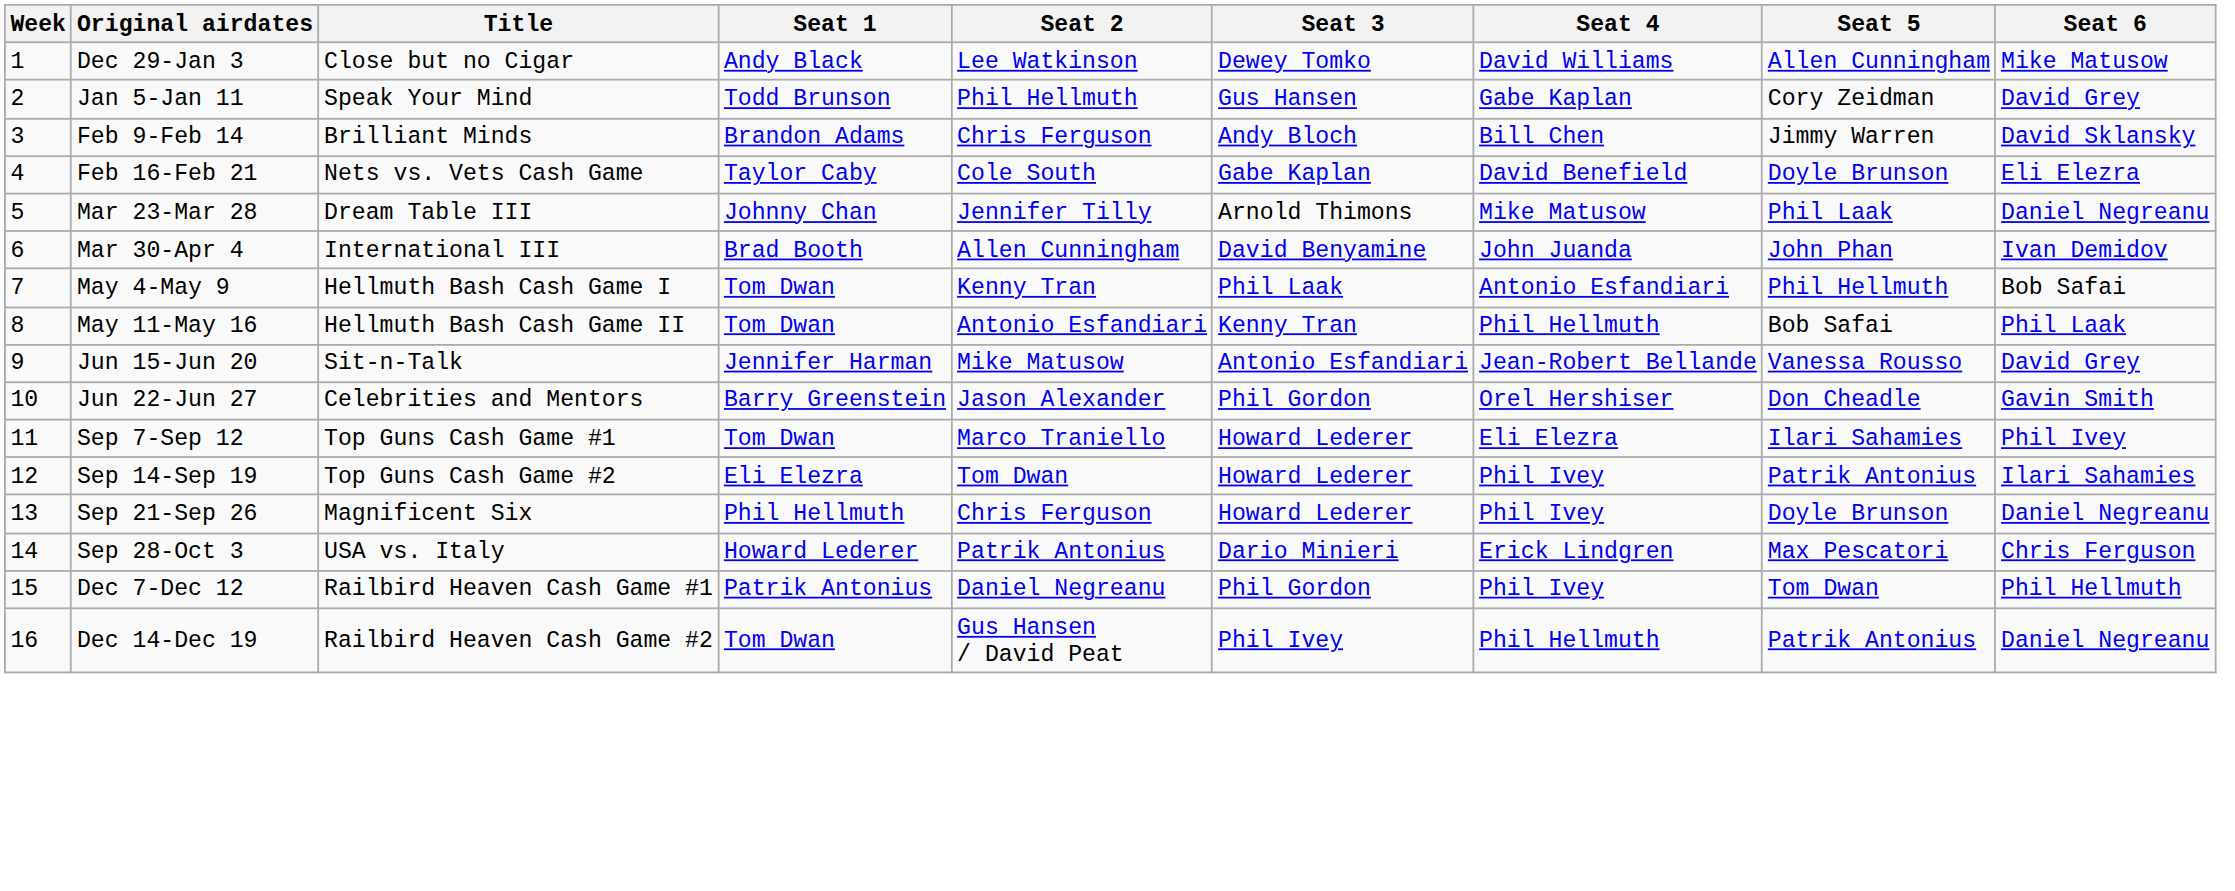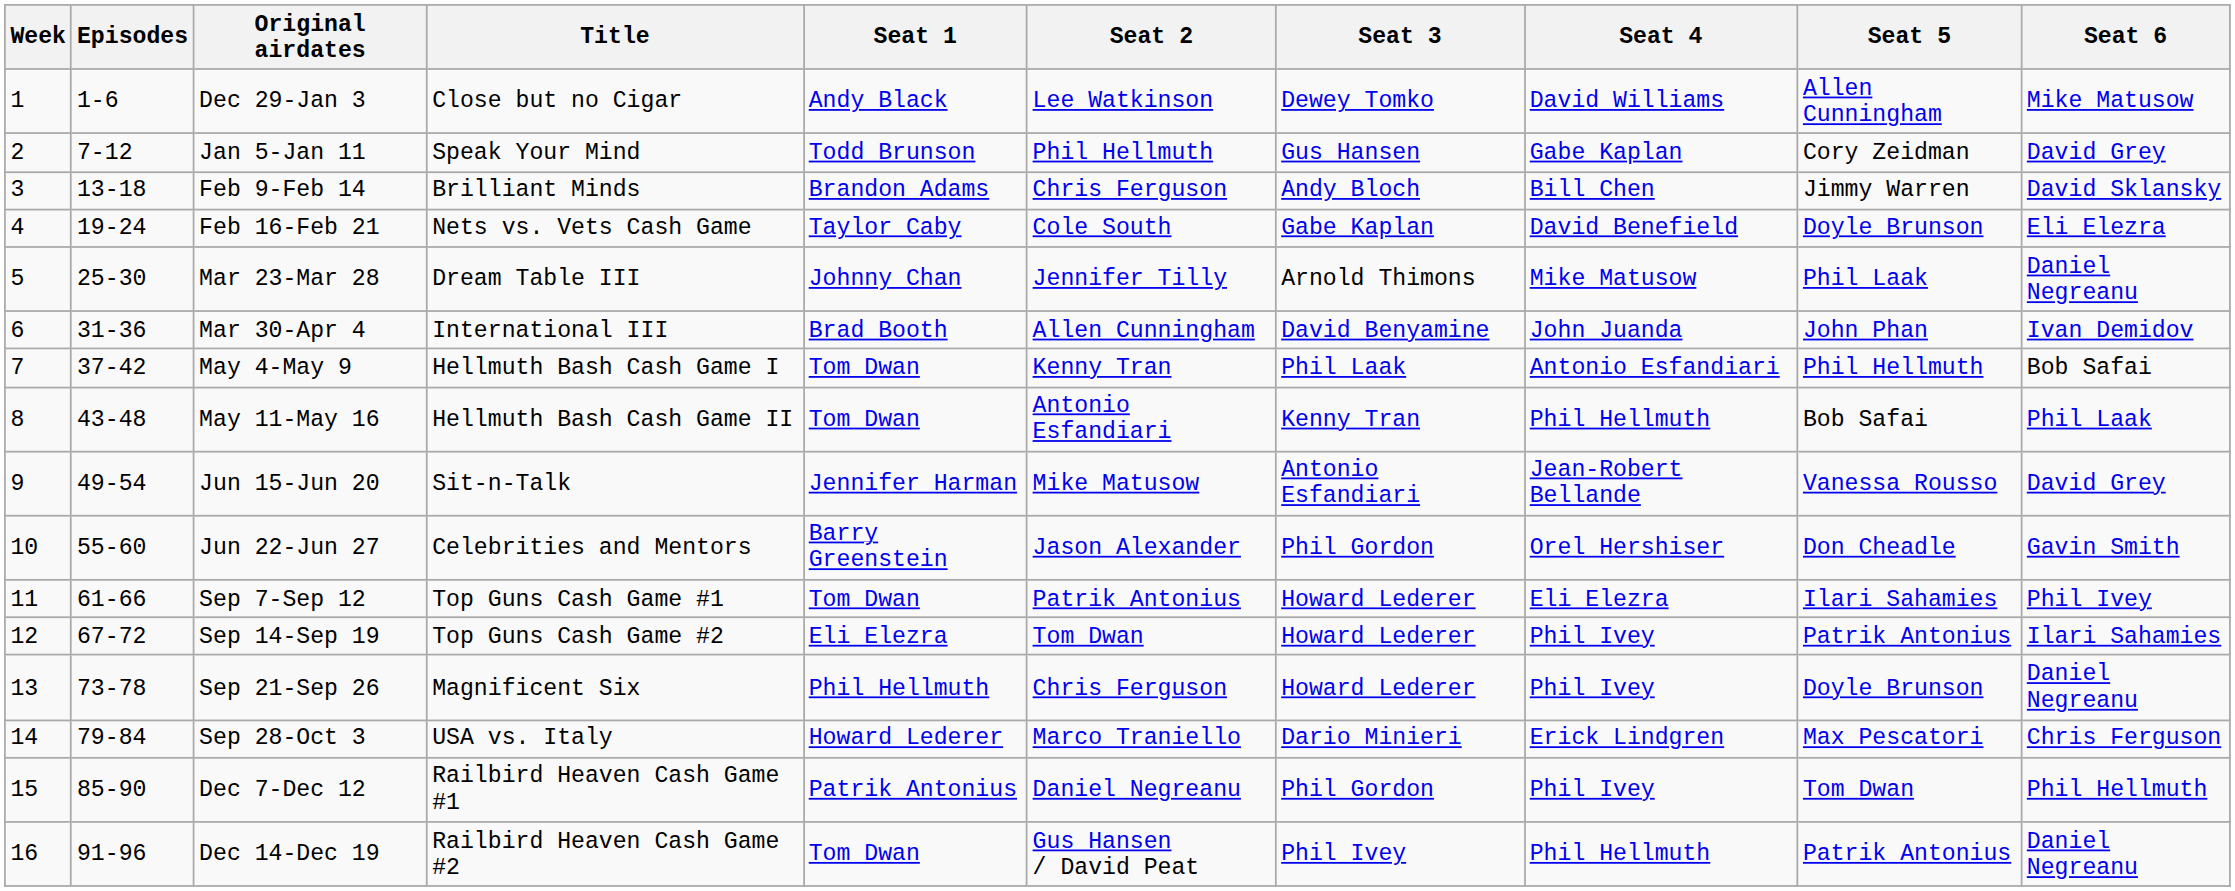+ column: (133, 37)
(1061, 439) Marco Traniello -> (1137, 599) Patrik Antonius
(1061, 552) Patrik Antonius -> (1137, 739) Marco Traniello
